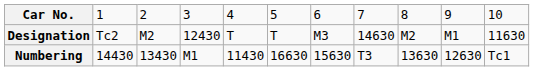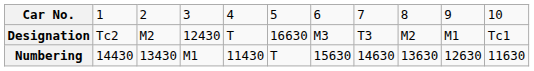(274, 35) T -> (289, 35) 16630
(376, 35) 14630 -> (365, 35) T3
(506, 35) 11630 -> (499, 35) Tc1
(289, 55) 16630 -> (274, 55) T
(365, 55) T3 -> (376, 55) 14630
(499, 55) Tc1 -> (506, 55) 11630
